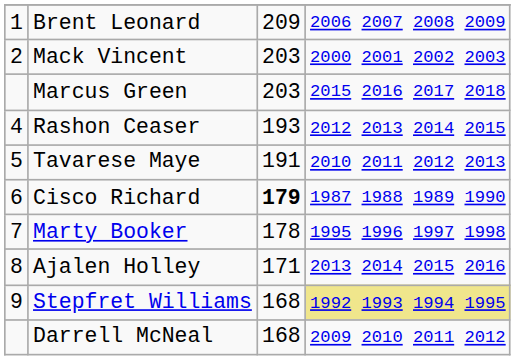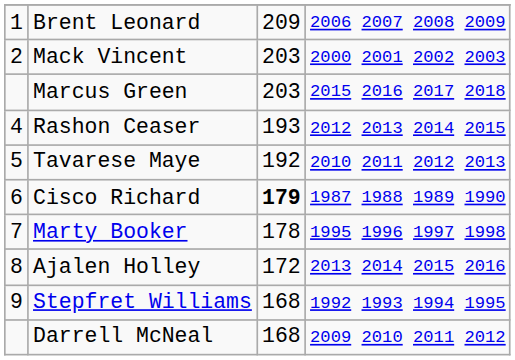(281, 162) 191 -> (281, 162) 192
(281, 267) 171 -> (281, 267) 172
(408, 302) khaki background -> (408, 302) no background
